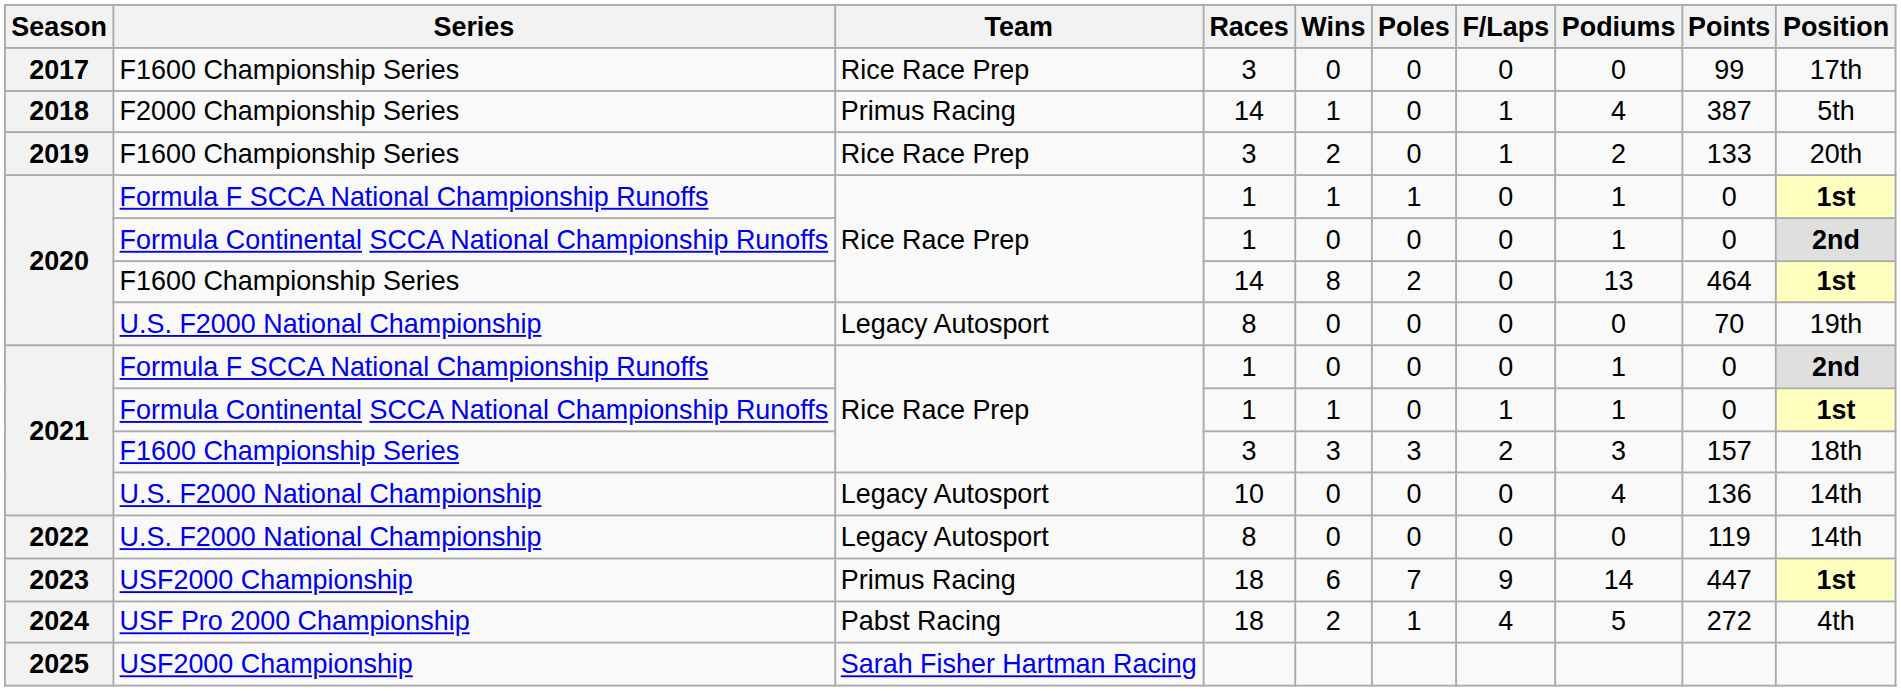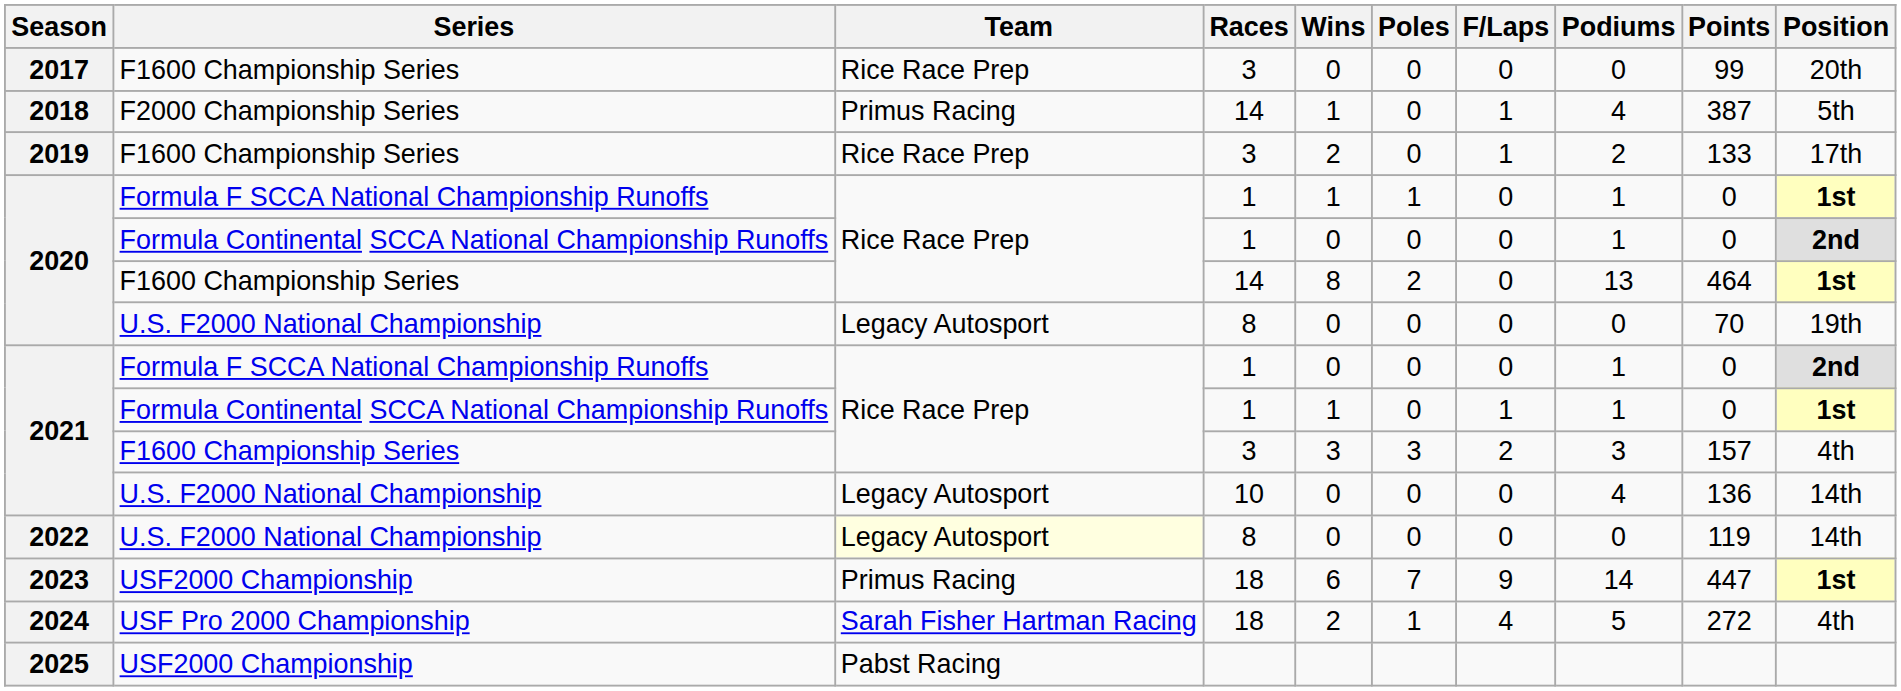(1836, 69) 17th -> (1836, 69) 20th
(1836, 154) 20th -> (1836, 154) 17th
(1836, 452) 18th -> (1836, 452) 4th
(945, 537) no background -> (945, 537) lightyellow background
(921, 622) Pabst Racing -> (1019, 622) Sarah Fisher Hartman Racing
(1019, 665) Sarah Fisher Hartman Racing -> (921, 665) Pabst Racing
